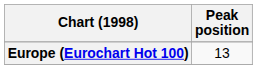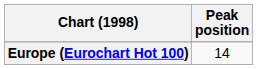(222, 53) 13 -> (222, 53) 14
